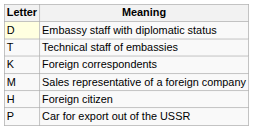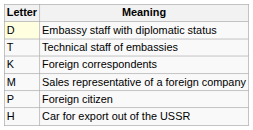(11, 99) H -> (10, 99) P
(10, 116) P -> (11, 116) H
